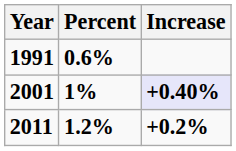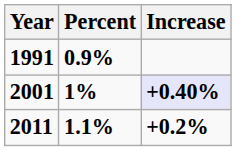(89, 57) 0.6% -> (89, 57) 0.9%
(89, 127) 1.2% -> (89, 127) 1.1%
